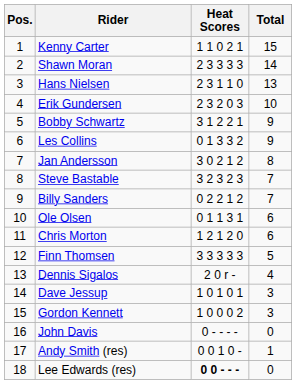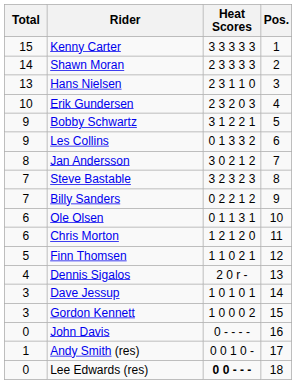columns swapped: (20, 20) <-> (270, 20)
(220, 46) 1 1 0 2 1 -> (232, 46) 3 3 3 3 3
(220, 255) 3 3 3 3 3 -> (232, 255) 1 1 0 2 1
